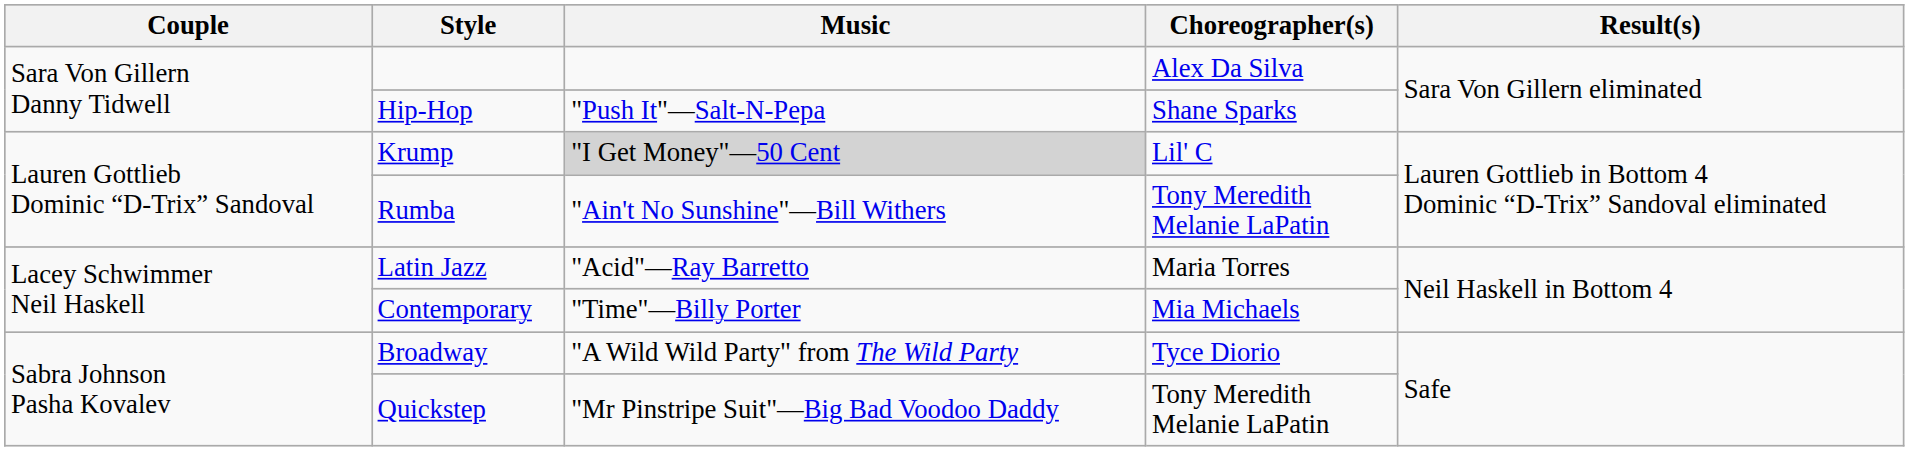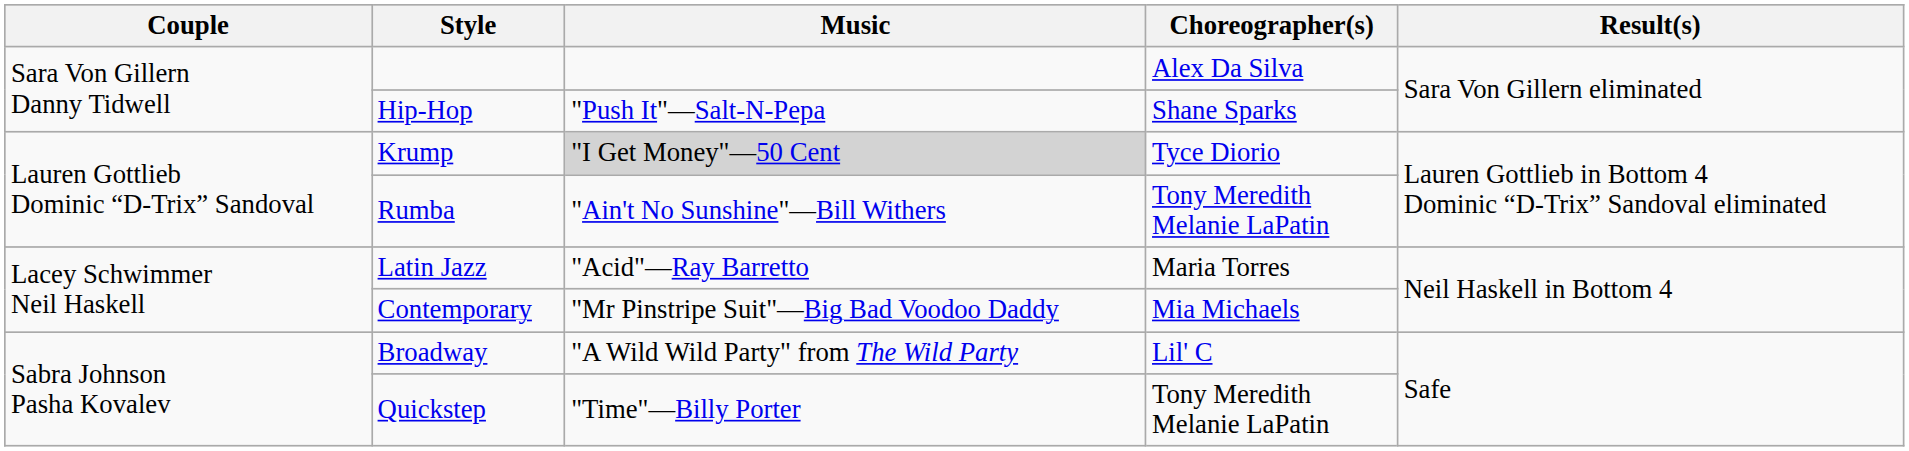(1182, 152) Lil' C -> (1216, 152) Tyce Diorio
(686, 310) "Time"—Billy Porter -> (815, 310) "Mr Pinstripe Suit"—Big Bad Voodoo Daddy
(1216, 352) Tyce Diorio -> (1182, 352) Lil' C
(815, 409) "Mr Pinstripe Suit"—Big Bad Voodoo Daddy -> (686, 409) "Time"—Billy Porter
